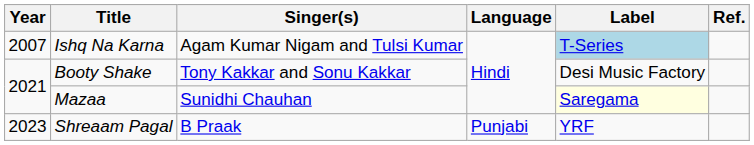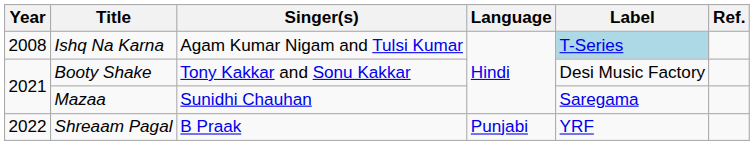(28, 45) 2007 -> (28, 45) 2008
(599, 99) lightyellow background -> (599, 99) no background
(28, 126) 2023 -> (28, 126) 2022
